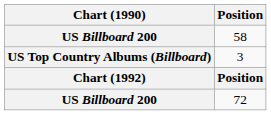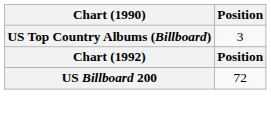- row: (240, 36)
